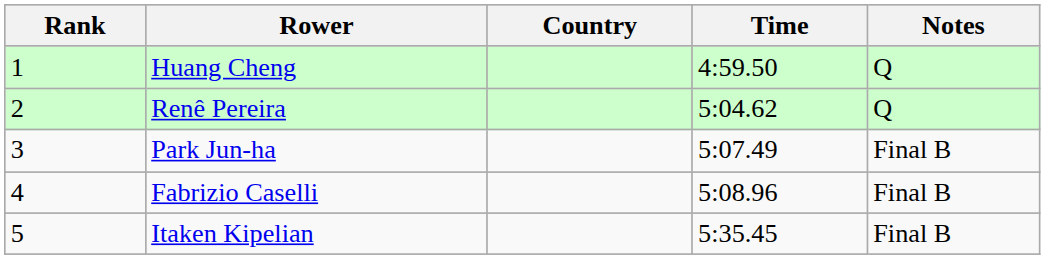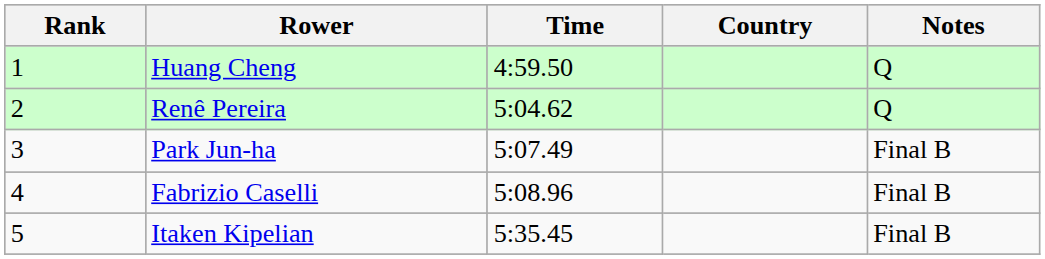columns swapped: (590, 25) <-> (780, 25)
